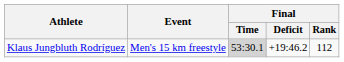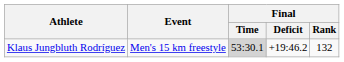(324, 48) 112 -> (324, 48) 132
